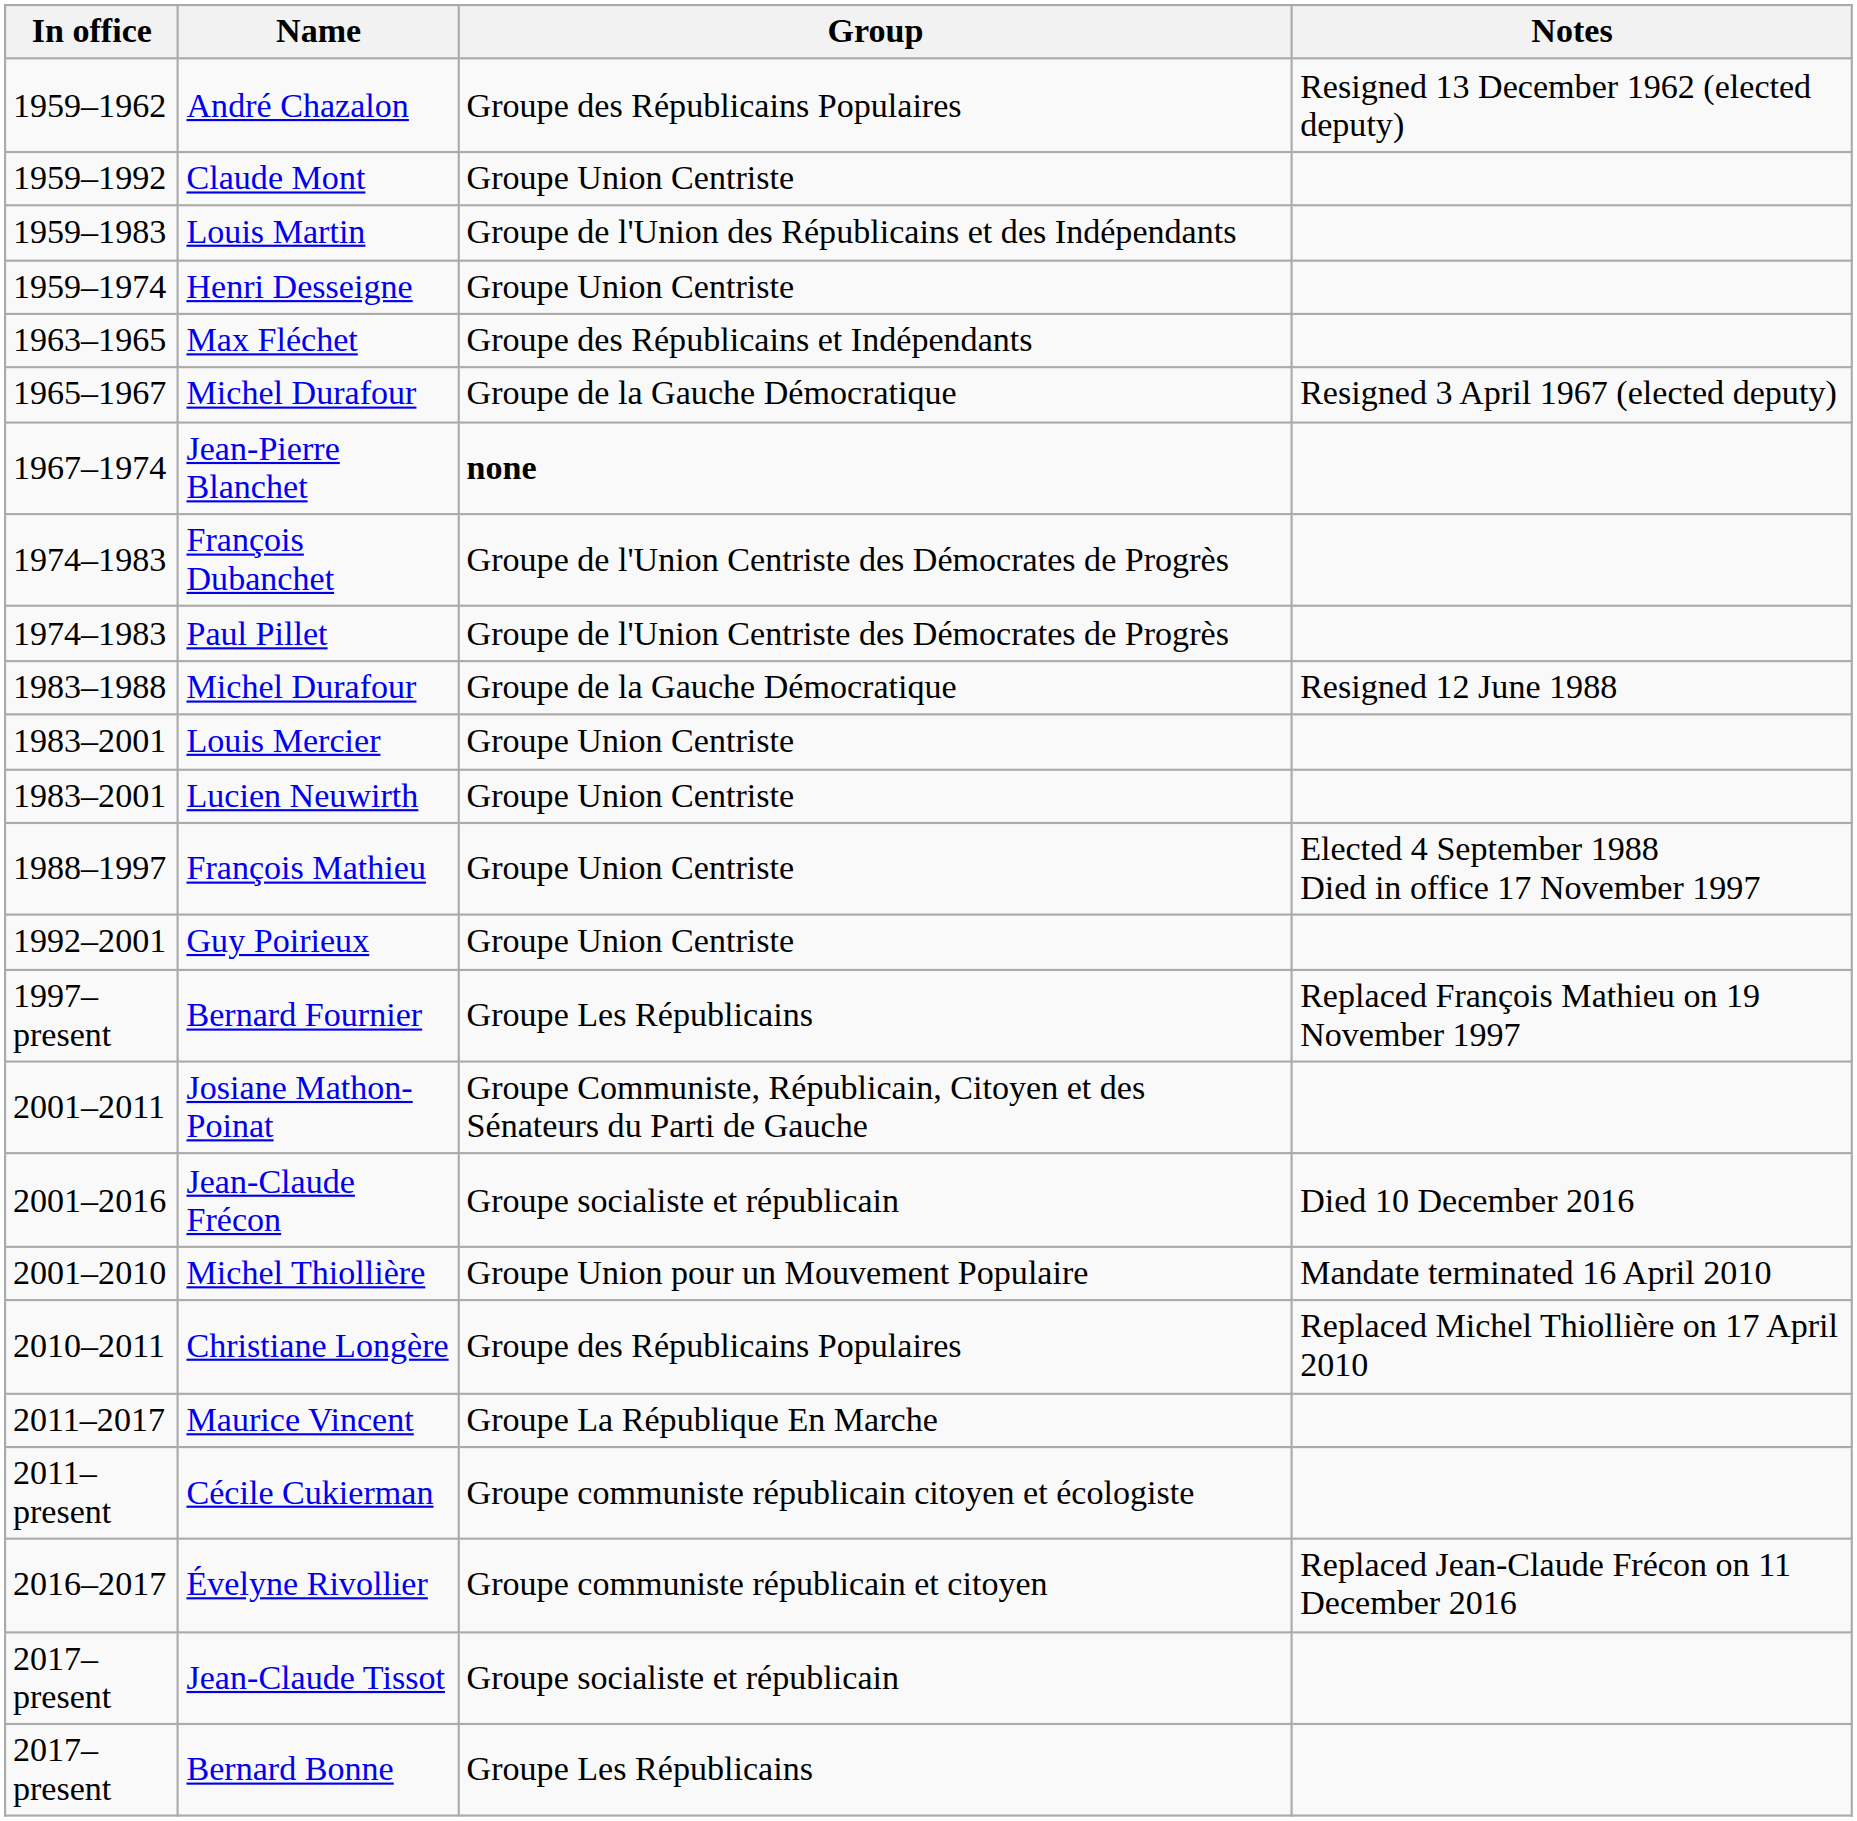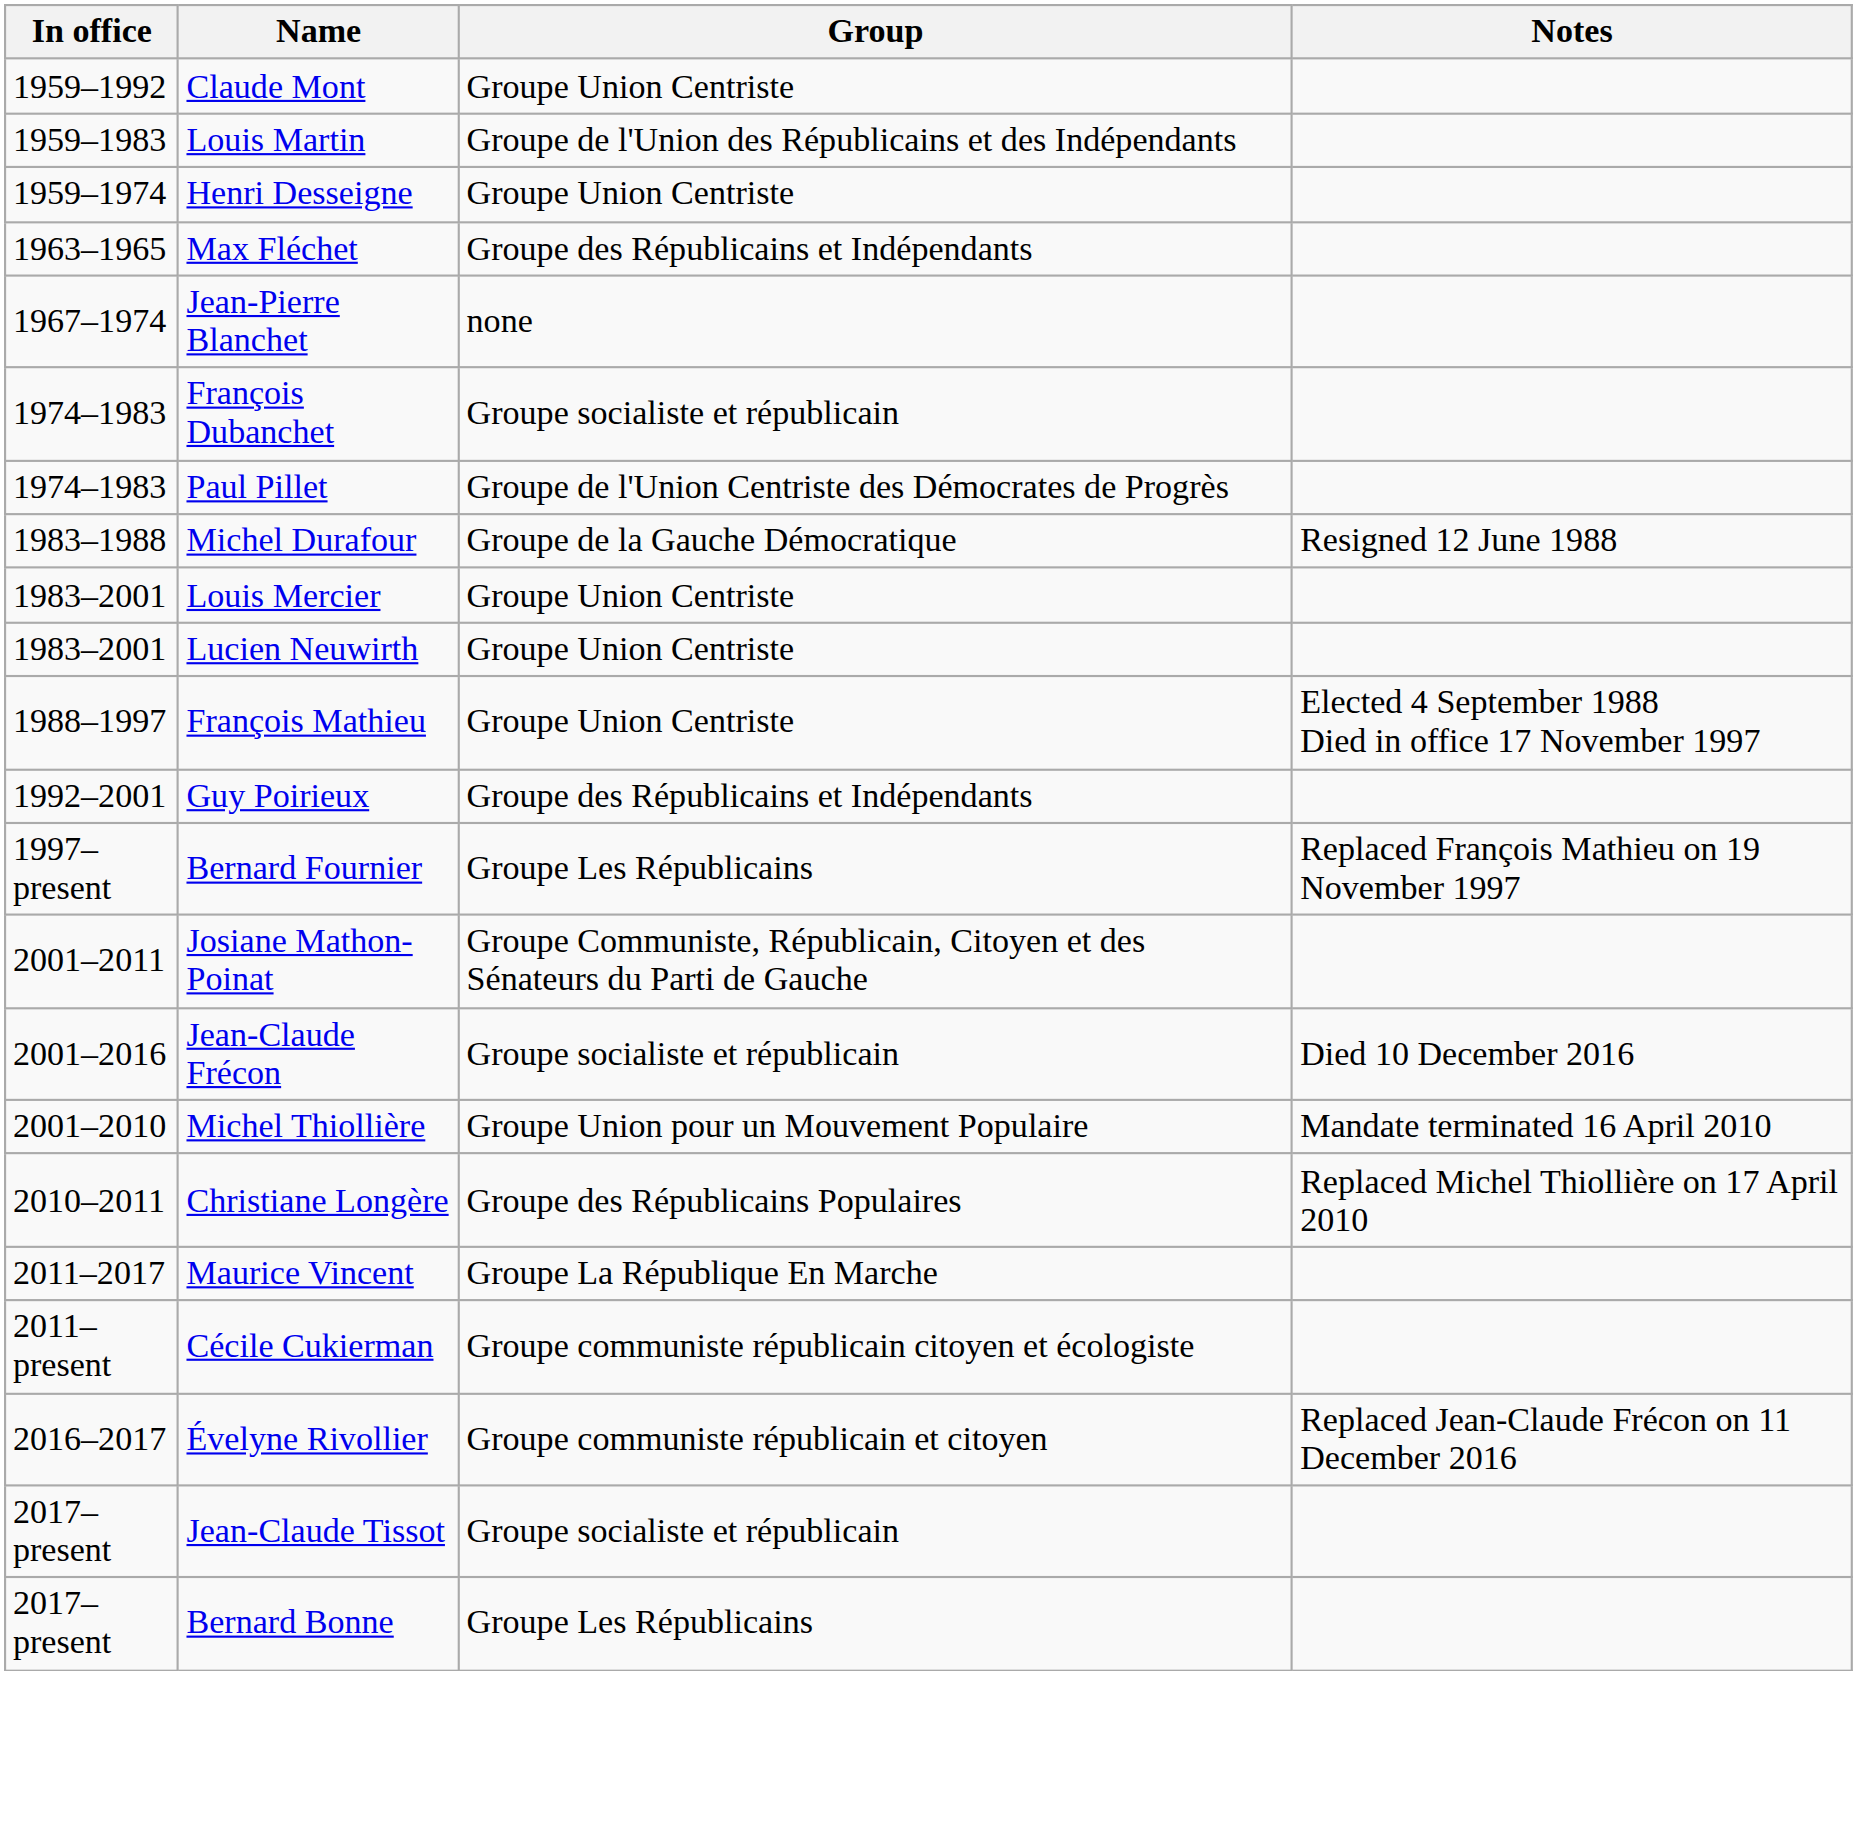- row: (90, 104)
- row: (90, 394)
(502, 467) bold -> (500, 320) normal
(848, 559) Groupe de l'Union Centriste des Démocrates de Progrès -> (683, 413) Groupe socialiste et républicain
(630, 941) Groupe Union Centriste -> (750, 795) Groupe des Républicains et Indépendants
